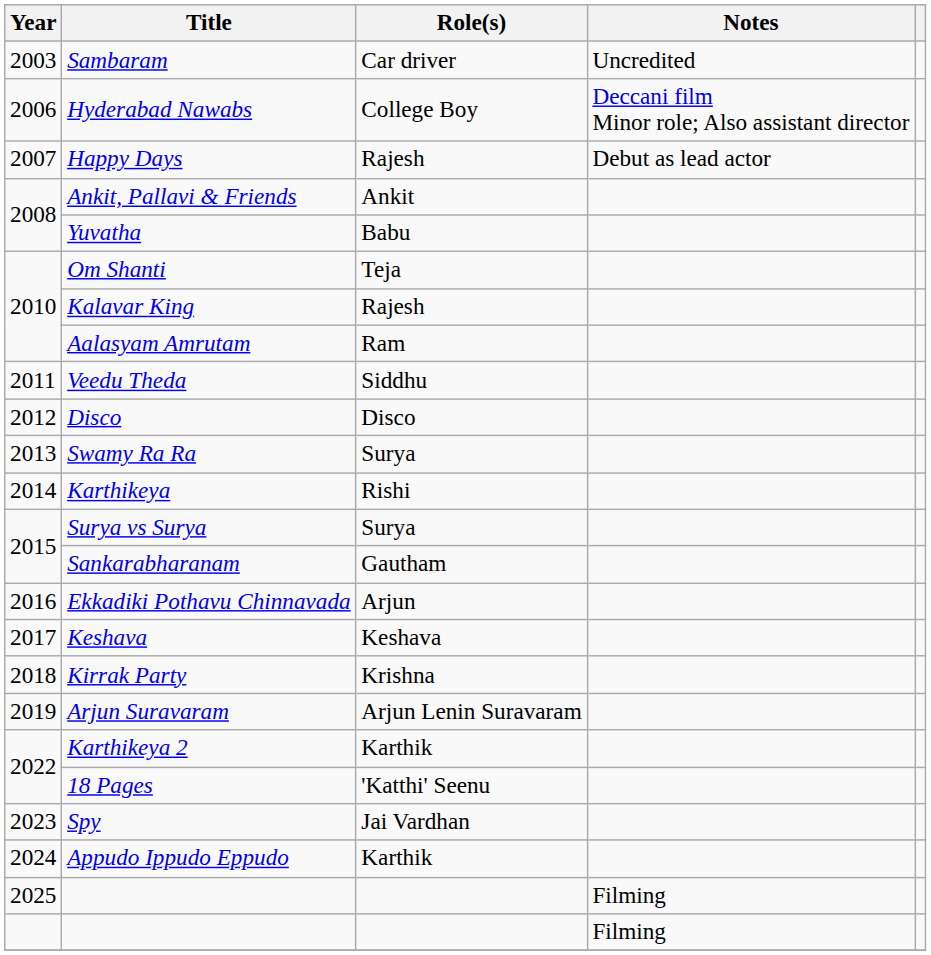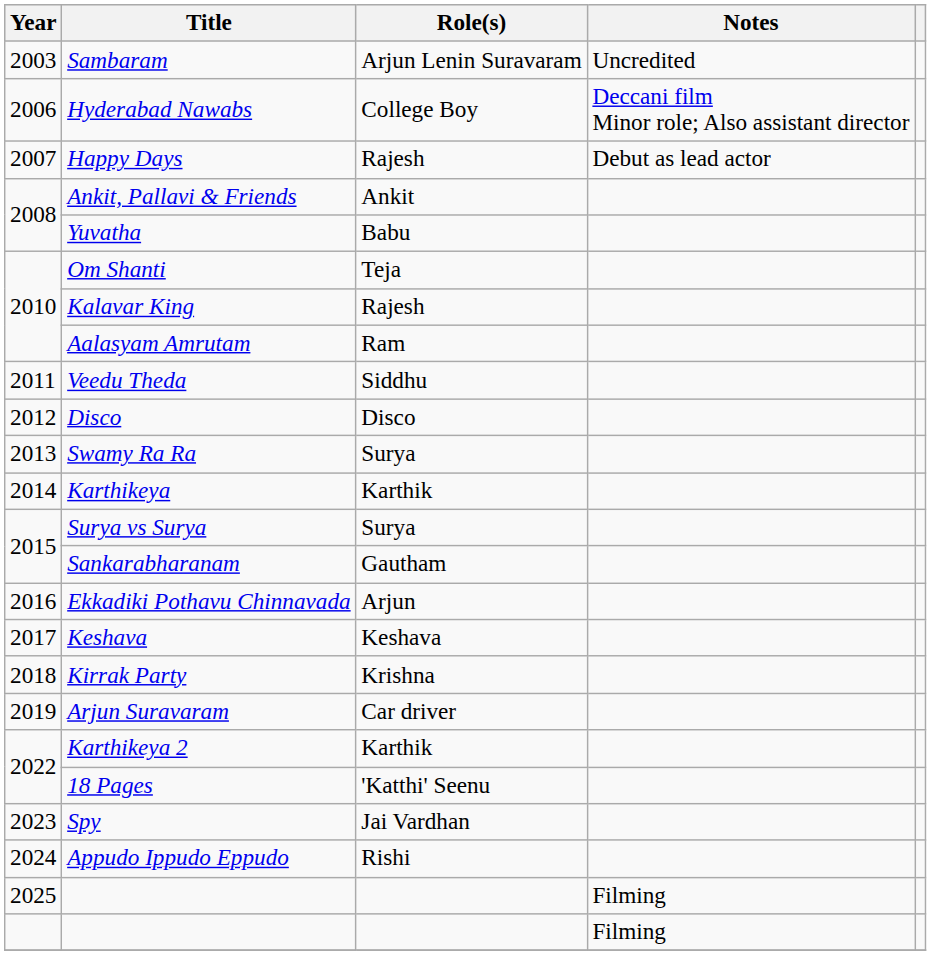(409, 59) Car driver -> (472, 59) Arjun Lenin Suravaram
(386, 490) Rishi -> (397, 490) Karthik
(472, 711) Arjun Lenin Suravaram -> (409, 711) Car driver
(397, 858) Karthik -> (386, 858) Rishi
